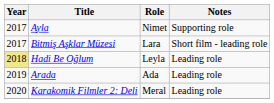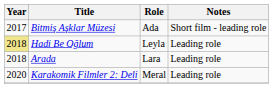- row: (40, 28)
(151, 43) Lara -> (150, 28) Ada
(17, 75) 2019 -> (17, 59) 2018
(150, 75) Ada -> (151, 59) Lara
